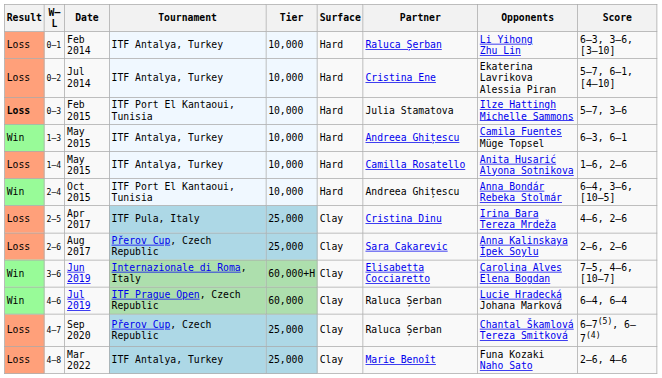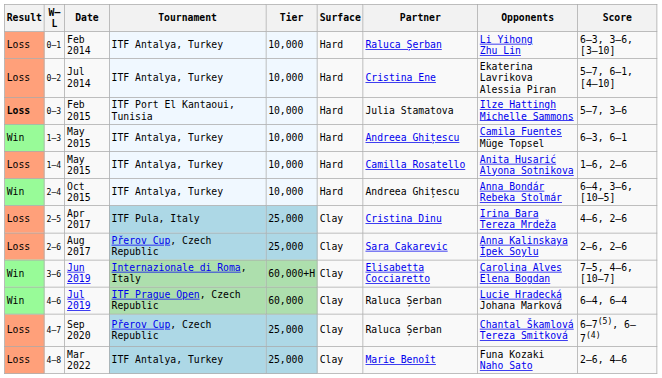(173, 192) ITF Port El Kantaoui, Tunisia -> (167, 192) ITF Antalya, Turkey
